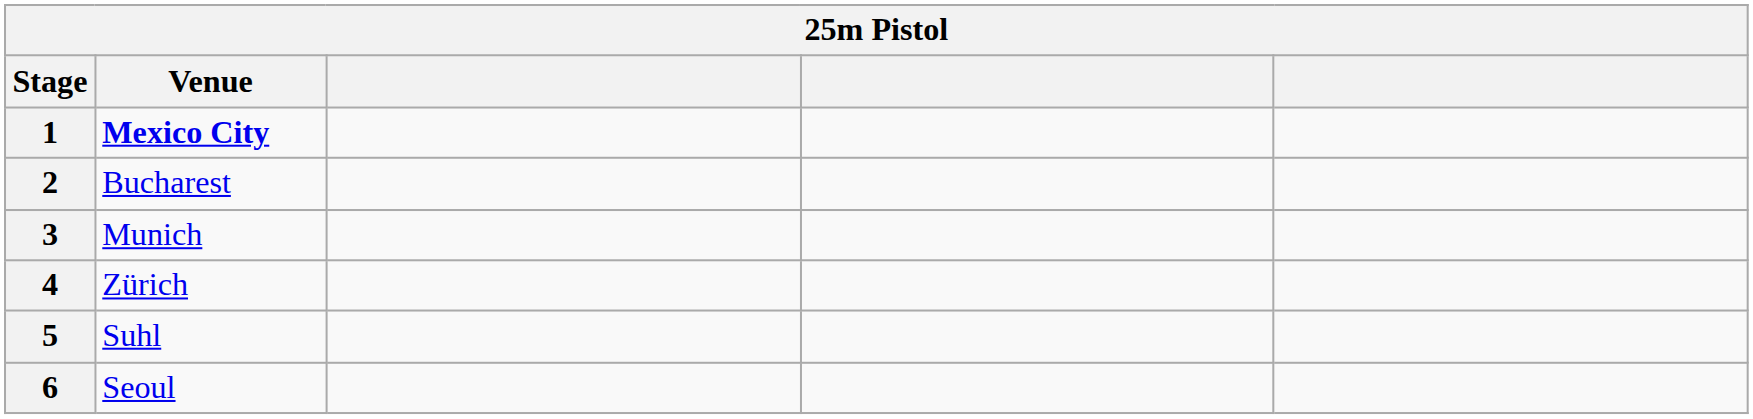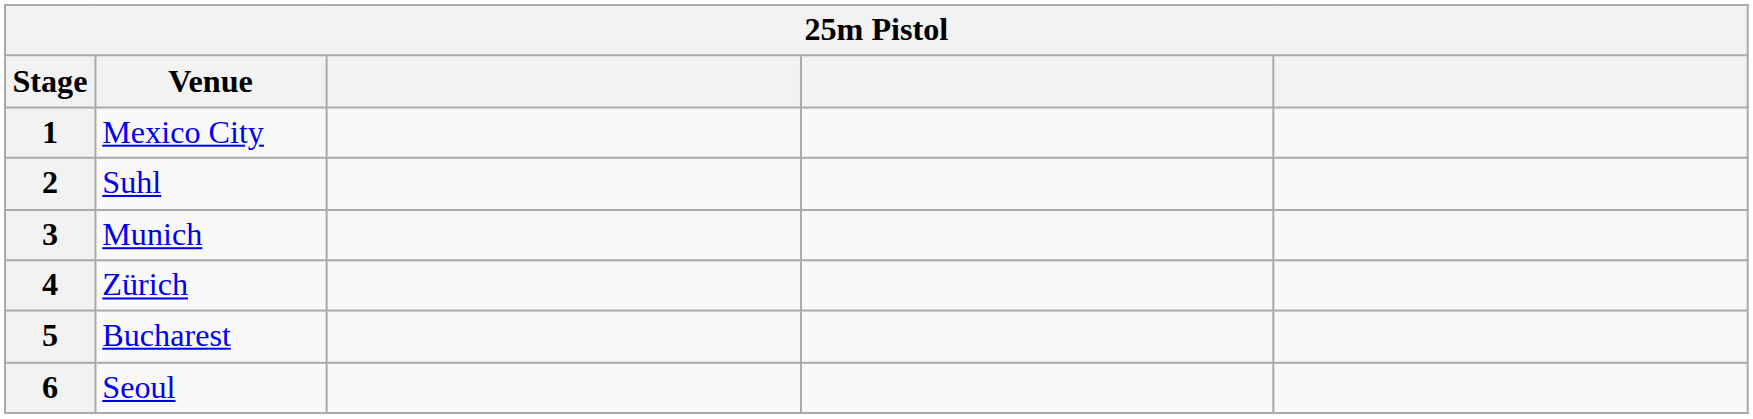(186, 132) bold -> (183, 132) normal
(167, 183) Bucharest -> (132, 183) Suhl
(132, 336) Suhl -> (167, 336) Bucharest
